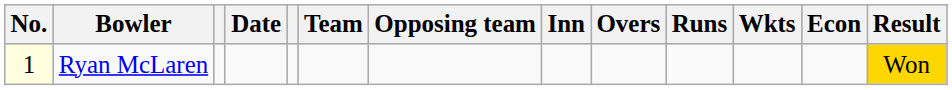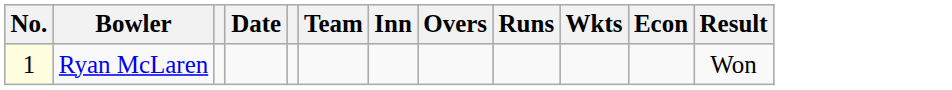- column: (455, 24)
(907, 63) gold background -> (734, 63) no background
